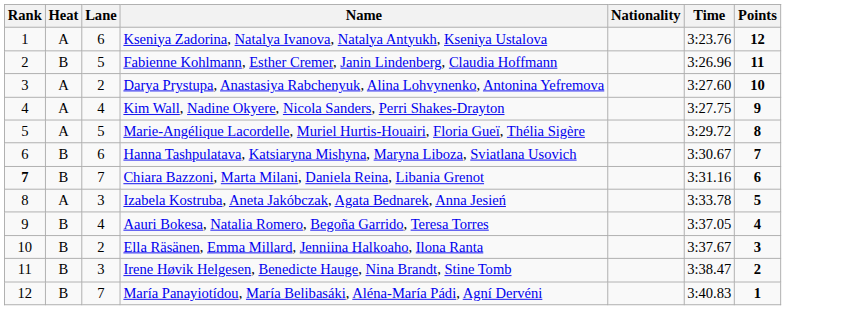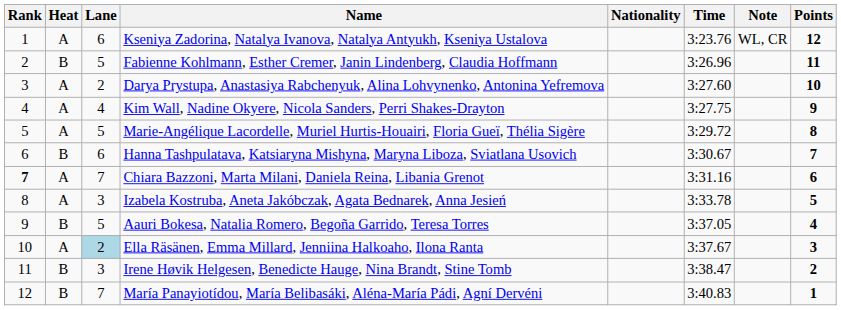+ column: (763, 16)
(63, 177) B -> (63, 177) A
(101, 223) 4 -> (101, 223) 5
(63, 246) B -> (63, 246) A
(101, 246) no background -> (101, 246) lightblue background
